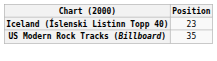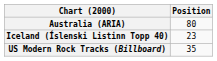+ row: (87, 24)
